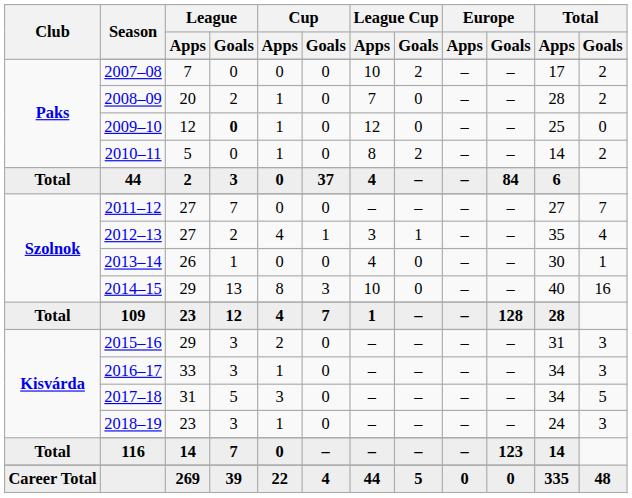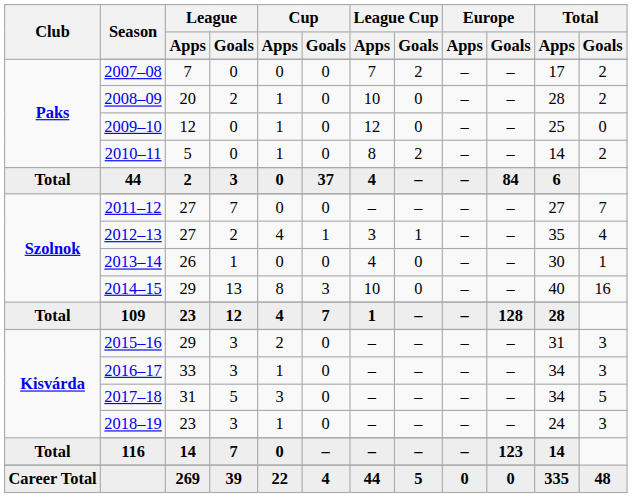(372, 72) 10 -> (372, 72) 7
(372, 99) 7 -> (372, 99) 10
(234, 126) bold -> (234, 126) normal
